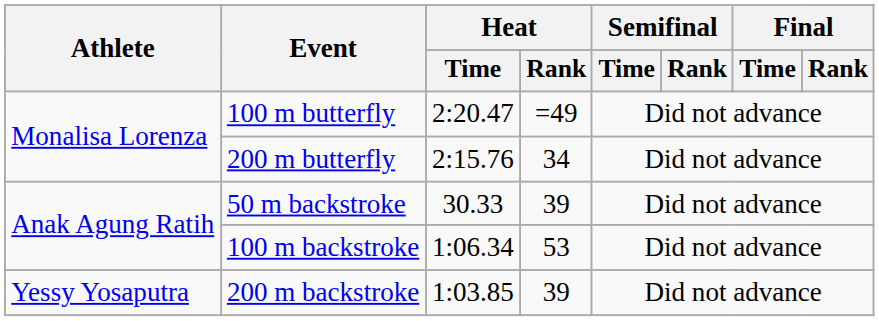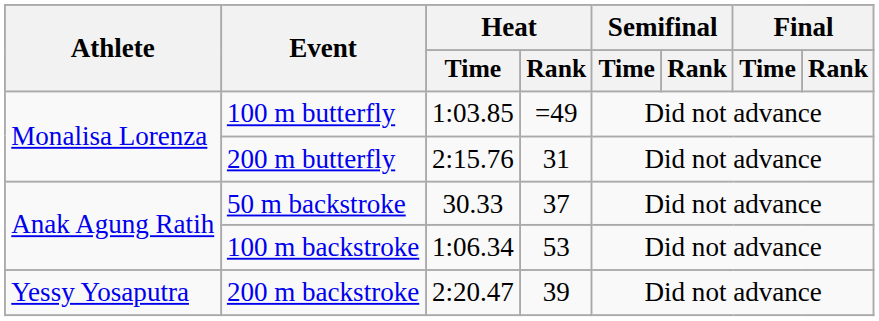(473, 114) 2:20.47 -> (473, 114) 1:03.85
(556, 158) 34 -> (556, 158) 31
(556, 203) 39 -> (556, 203) 37
(473, 292) 1:03.85 -> (473, 292) 2:20.47
